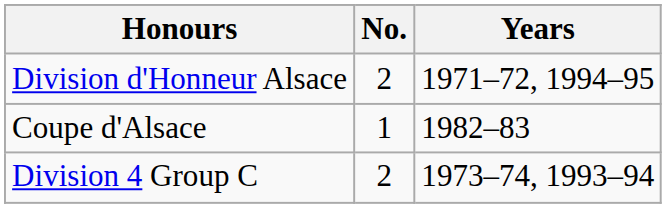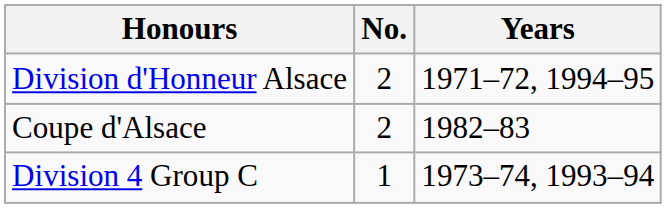(384, 127) 1 -> (384, 127) 2
(384, 176) 2 -> (384, 176) 1
